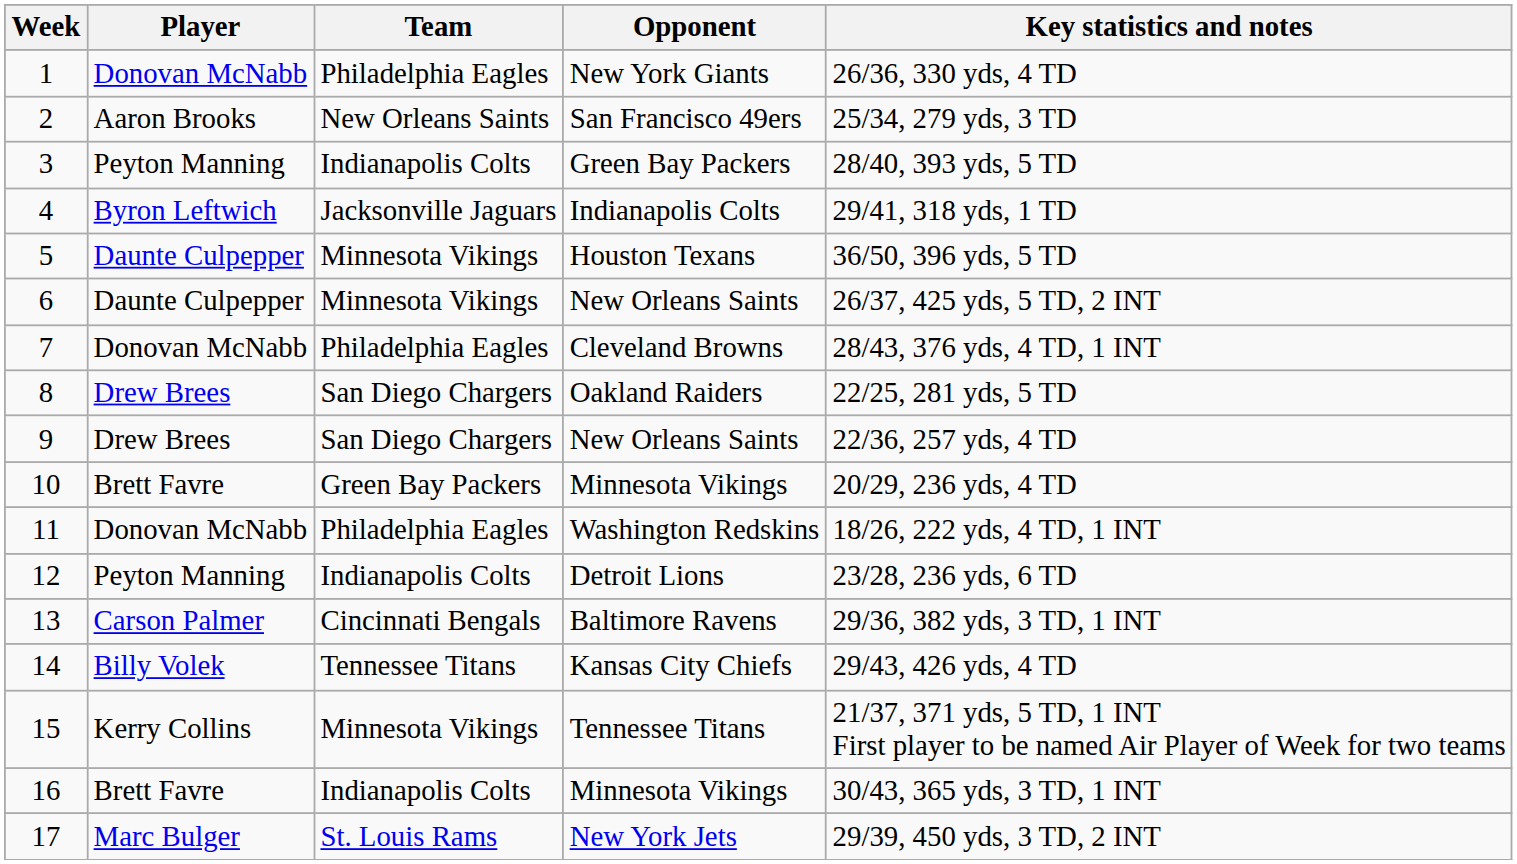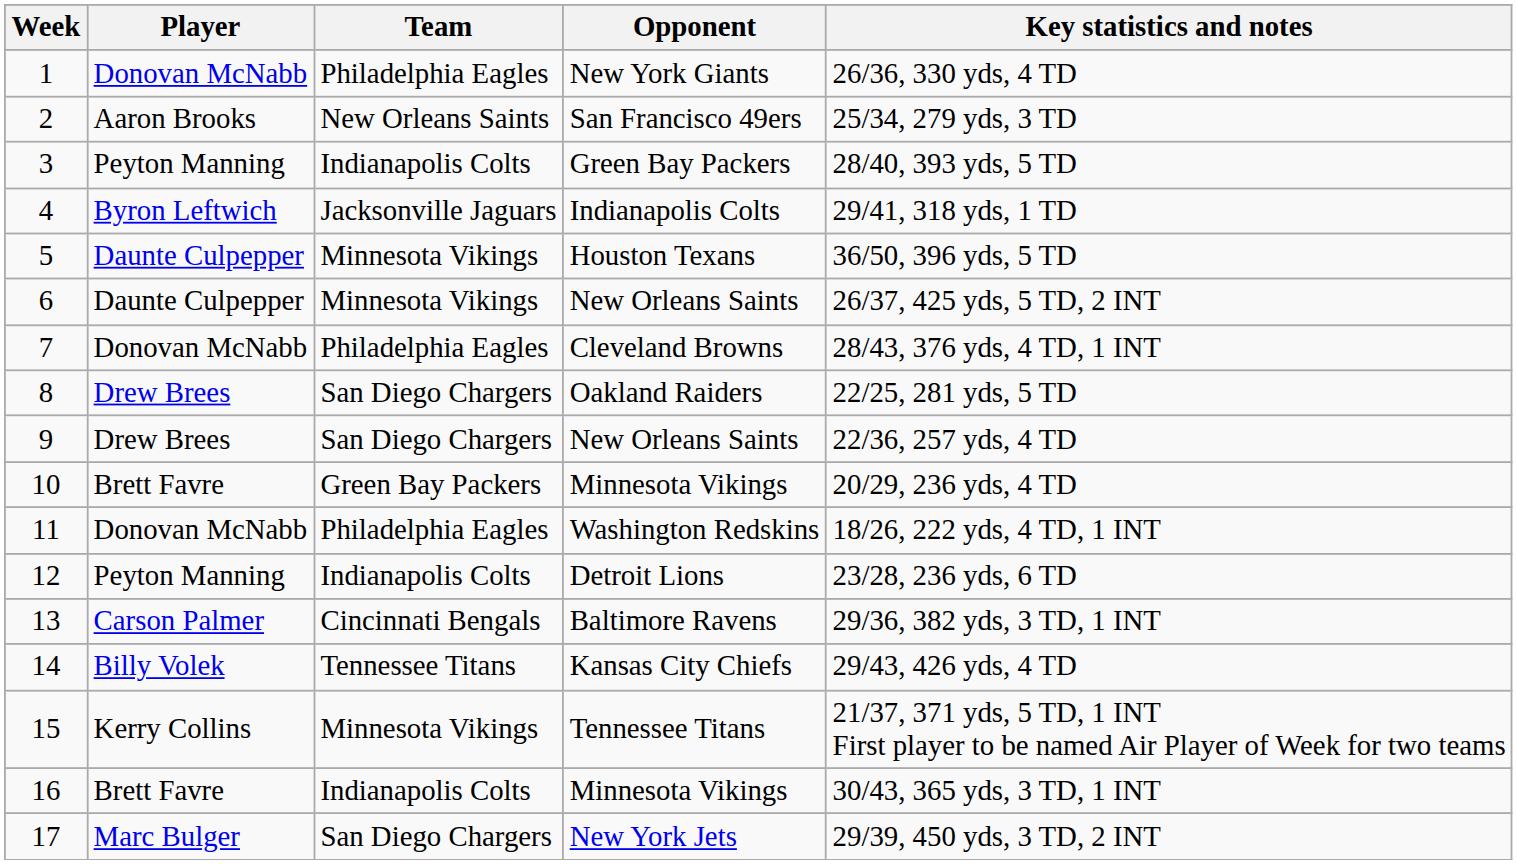(409, 836) St. Louis Rams -> (436, 836) San Diego Chargers
